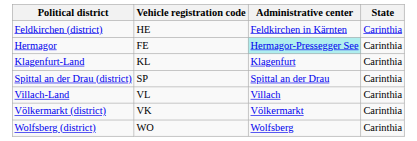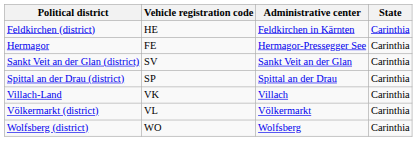(305, 45) paleturquoise background -> (312, 45) no background
- row: (49, 62)
+ row: (73, 62)
(143, 95) VL -> (152, 95) VK
(144, 111) VK -> (151, 111) VL
